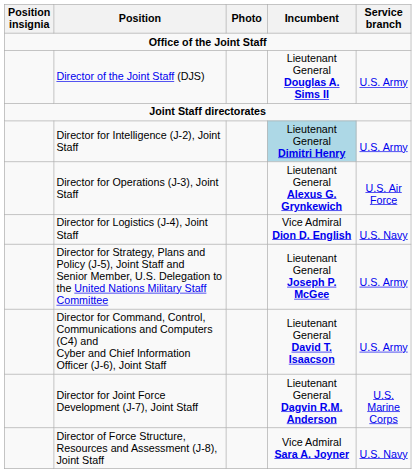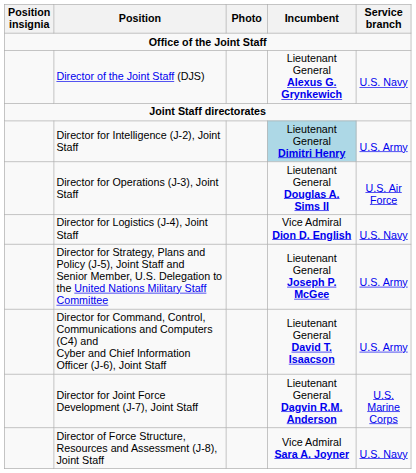(312, 77) Lieutenant General Douglas A. Sims II -> (312, 77) Lieutenant General Alexus G. Grynkewich
(384, 83) U.S. Army -> (384, 83) U.S. Navy
(312, 188) Lieutenant General Alexus G. Grynkewich -> (312, 188) Lieutenant General Douglas A. Sims II
